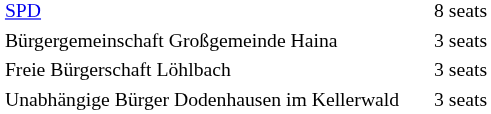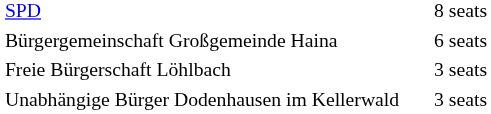(461, 40) 3 seats -> (461, 40) 6 seats
